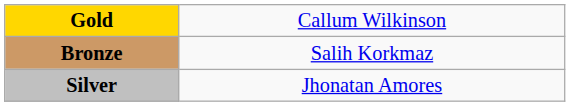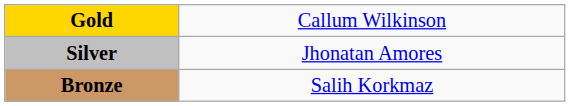rows swapped: (92, 85) <-> (92, 52)
